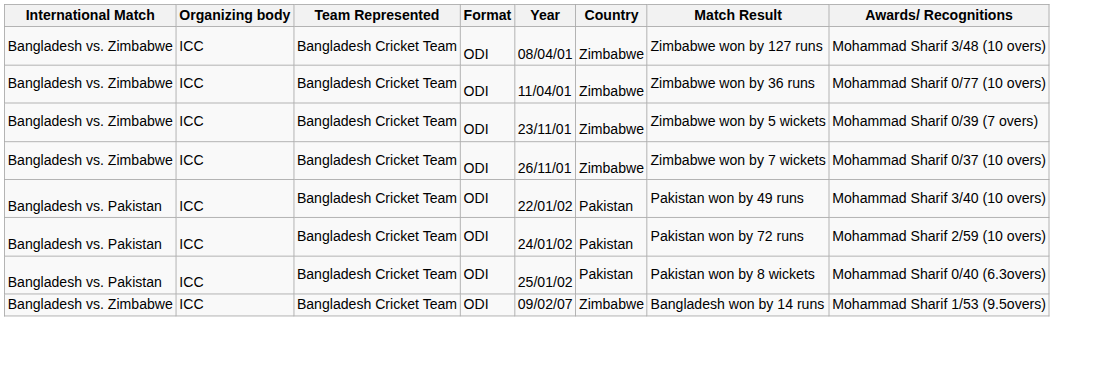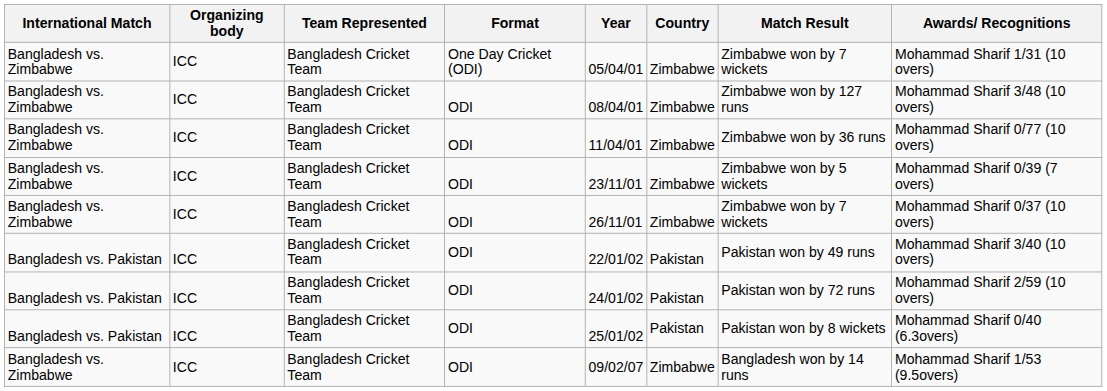+ row: (56, 61)
